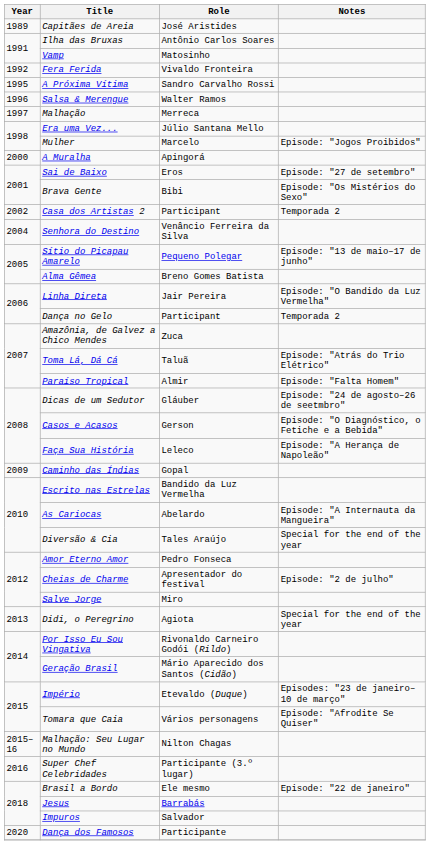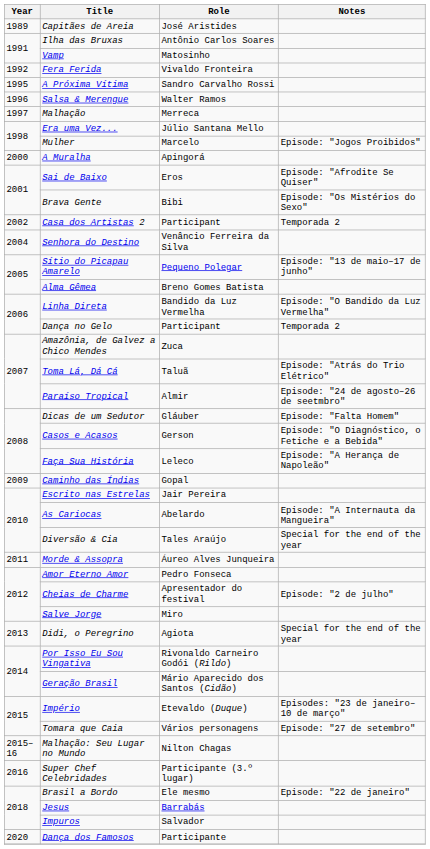(348, 172) Episode: "27 de setembro" -> (337, 178) Episode: "Afrodite Se Quiser"
(194, 296) Jair Pereira -> (199, 307) Bandido da Luz Vermelha
(340, 381) Episode: "Falta Homem" -> (348, 396) Episode: "24 de agosto–26 de seetmbro"
(348, 401) Episode: "24 de agosto–26 de seetmbro" -> (340, 416) Episode: "Falta Homem"
(199, 490) Bandido da Luz Vermelha -> (194, 495) Jair Pereira
+ row: (83, 560)
(337, 719) Episode: "Afrodite Se Quiser" -> (348, 729) Episode: "27 de setembro"
